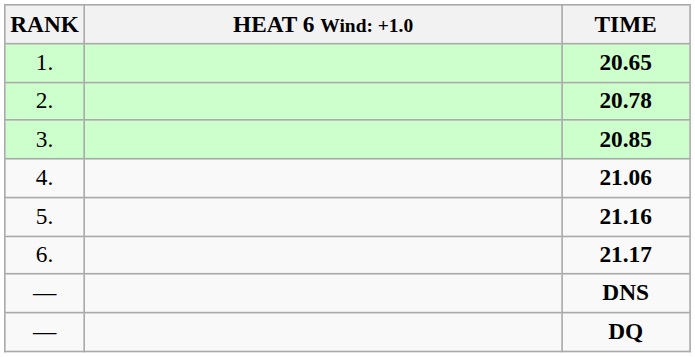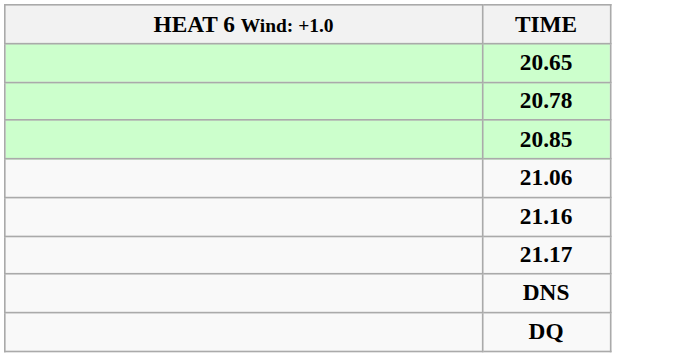- column: (45, 24)
